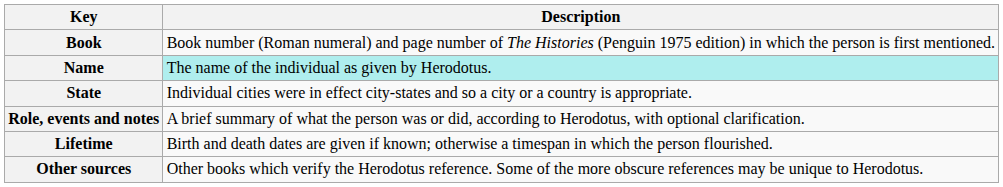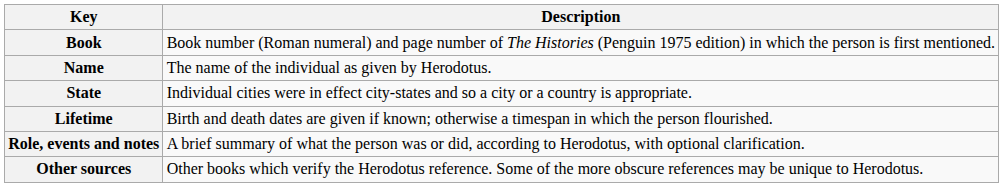(329, 67) paleturquoise background -> (329, 67) no background
rows swapped: (84, 144) <-> (84, 118)
